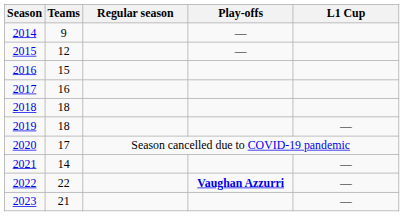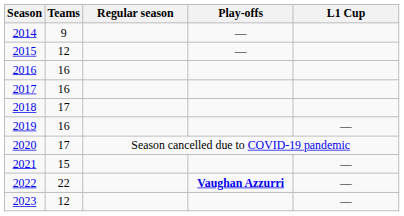(64, 70) 15 -> (64, 70) 16
(64, 107) 18 -> (64, 107) 17
(64, 126) 18 -> (64, 126) 16
(64, 164) 14 -> (64, 164) 15
(64, 201) 21 -> (64, 201) 12
